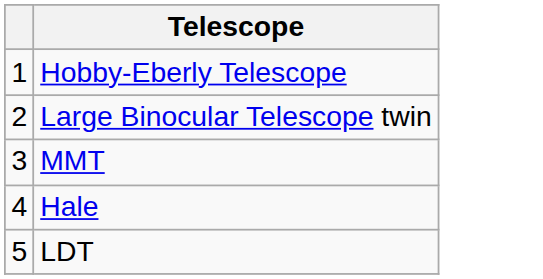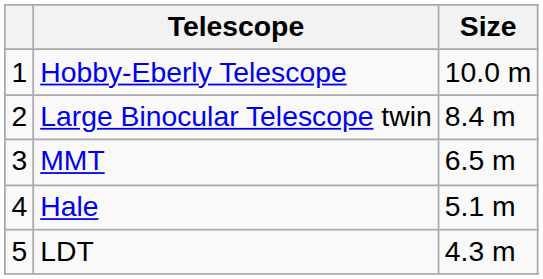+ column: (488, 26)
